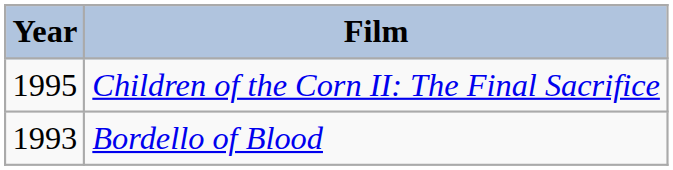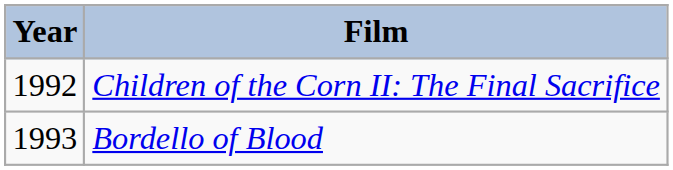(45, 84) 1995 -> (45, 84) 1992
